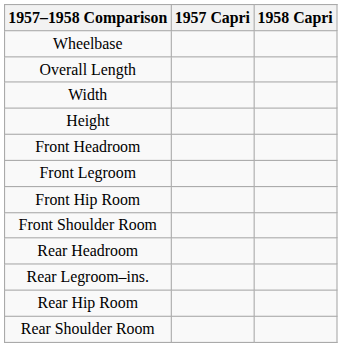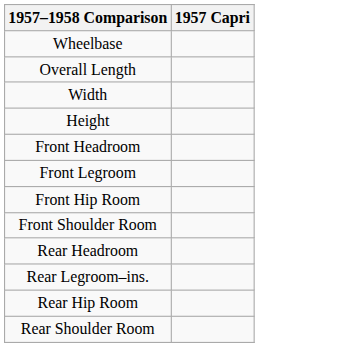- column: (295, 17)
